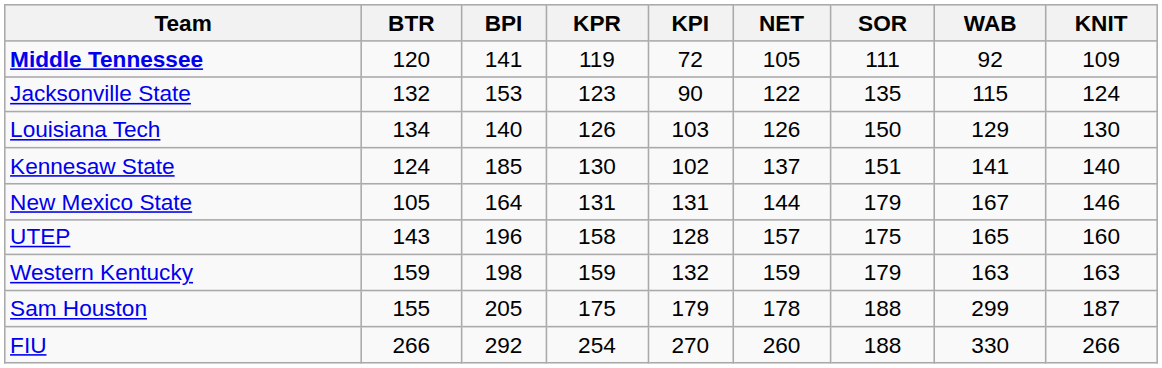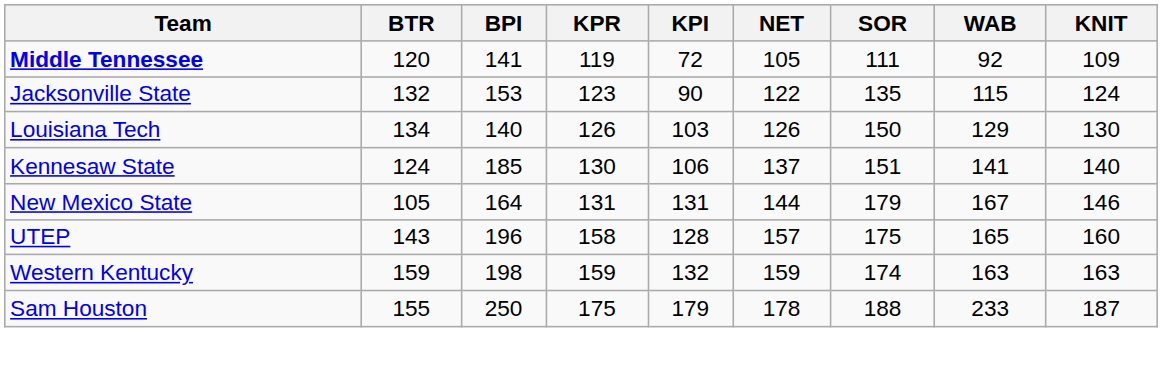(690, 166) 102 -> (690, 166) 106
(883, 273) 179 -> (883, 273) 174
(504, 309) 205 -> (504, 309) 250
(990, 309) 299 -> (990, 309) 233
- row: (28, 344)
